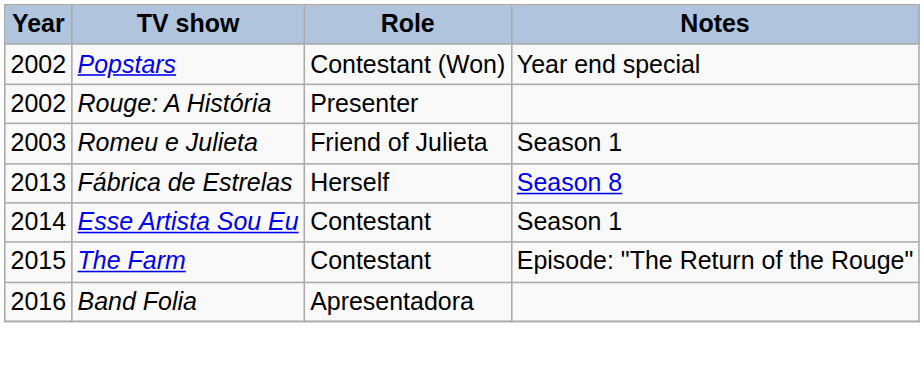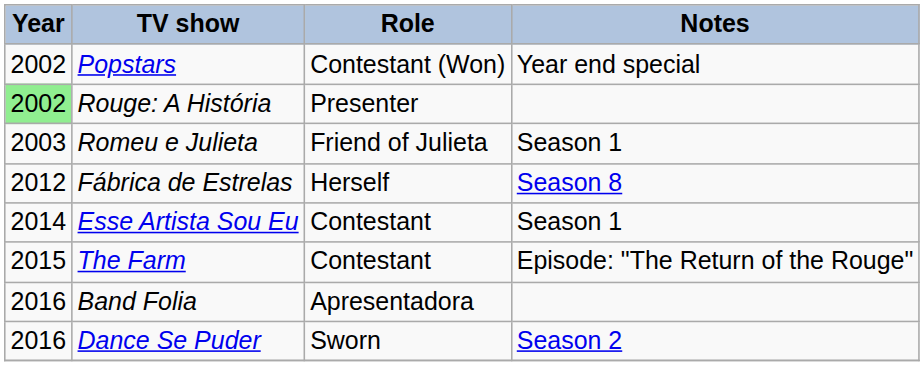(38, 103) no background -> (38, 103) lightgreen background
(38, 182) 2013 -> (38, 182) 2012
+ row: (169, 340)
